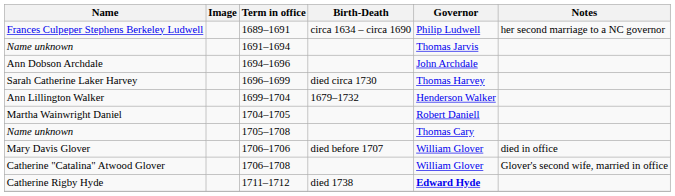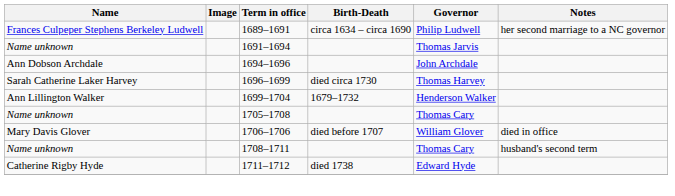- row: (266, 115)
- row: (266, 166)
+ row: (266, 149)
(448, 183) bold -> (446, 166) normal
